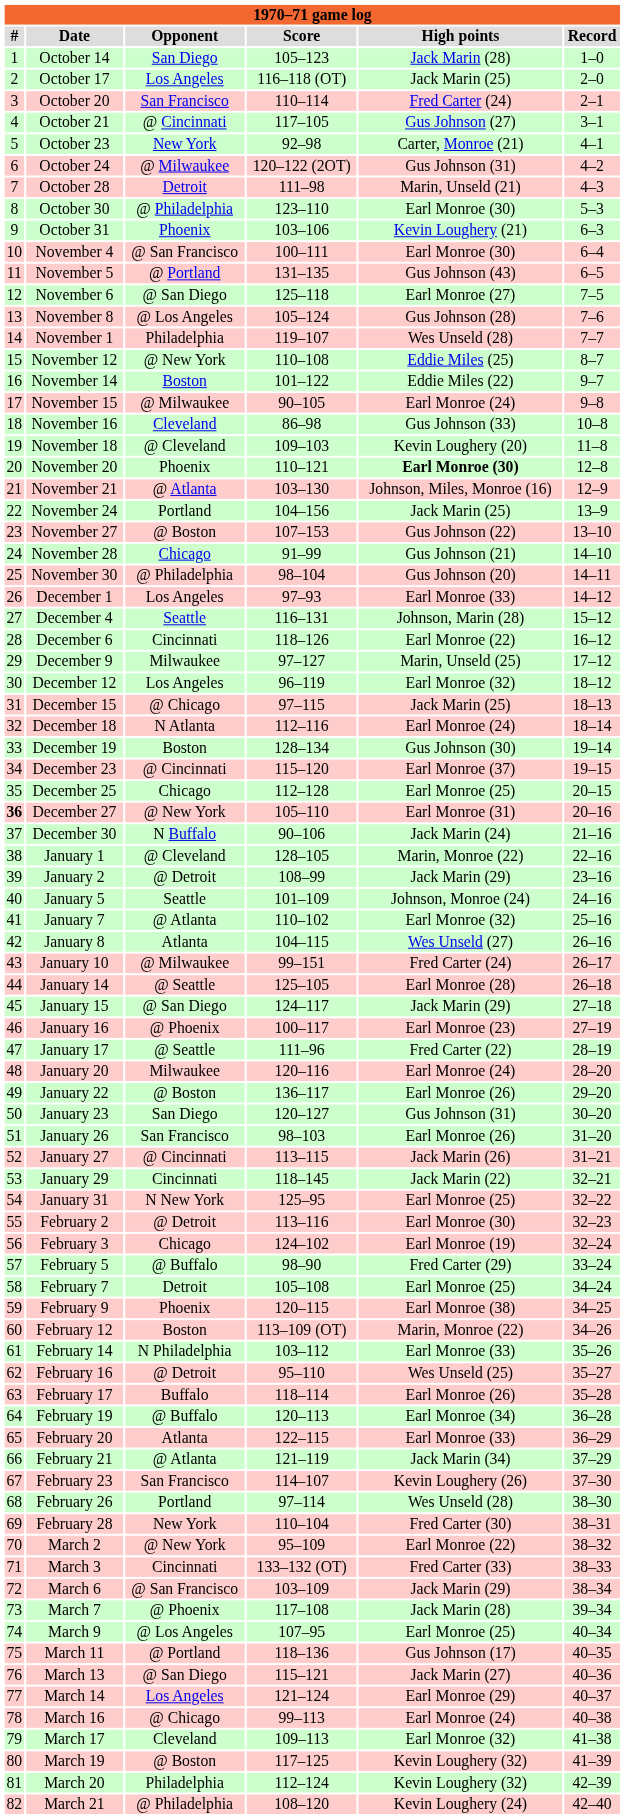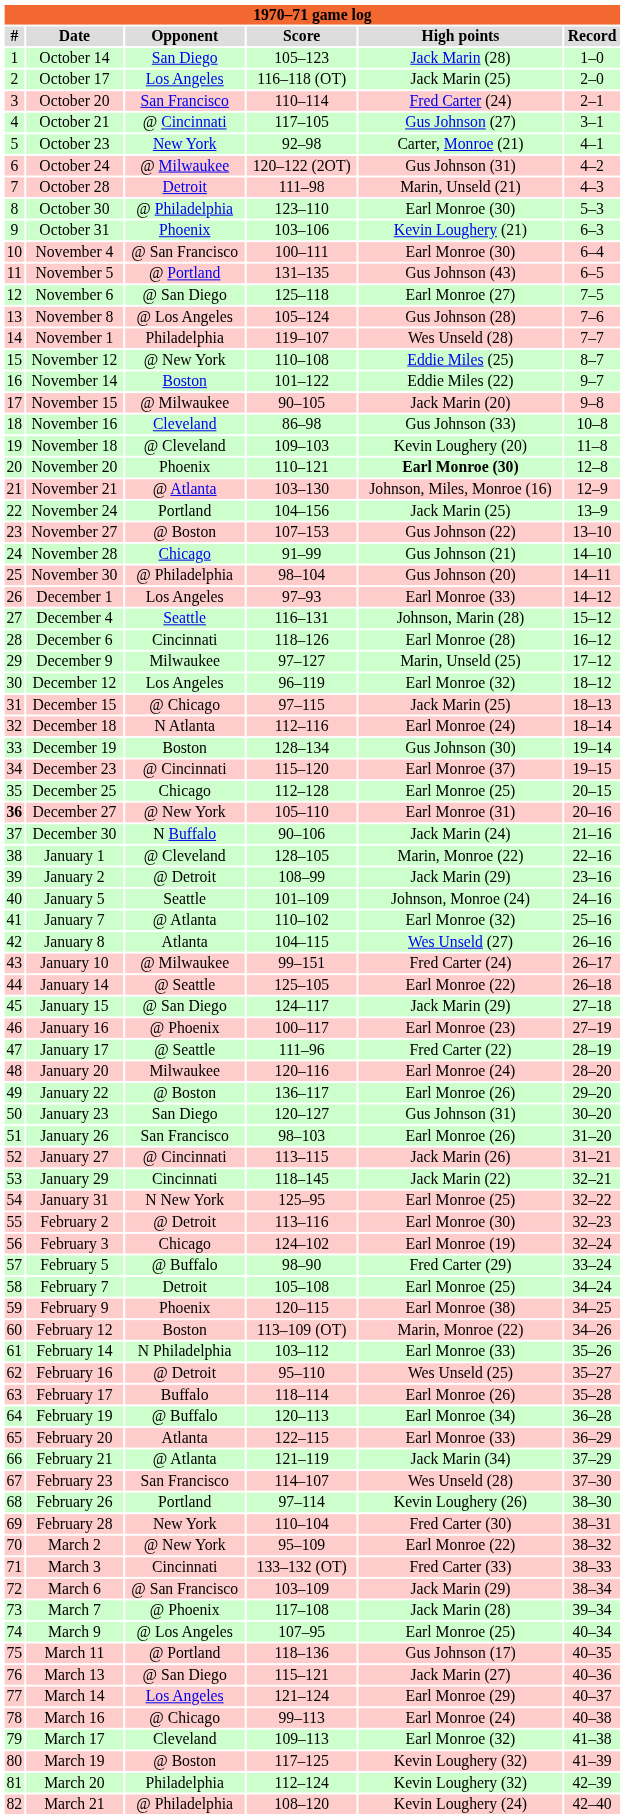(460, 402) Earl Monroe (24) -> (460, 402) Jack Marin (20)
(460, 640) Earl Monroe (22) -> (460, 640) Earl Monroe (28)
(460, 984) Earl Monroe (28) -> (460, 984) Earl Monroe (22)
(460, 1480) Kevin Loughery (26) -> (460, 1480) Wes Unseld (28)
(460, 1502) Wes Unseld (28) -> (460, 1502) Kevin Loughery (26)
